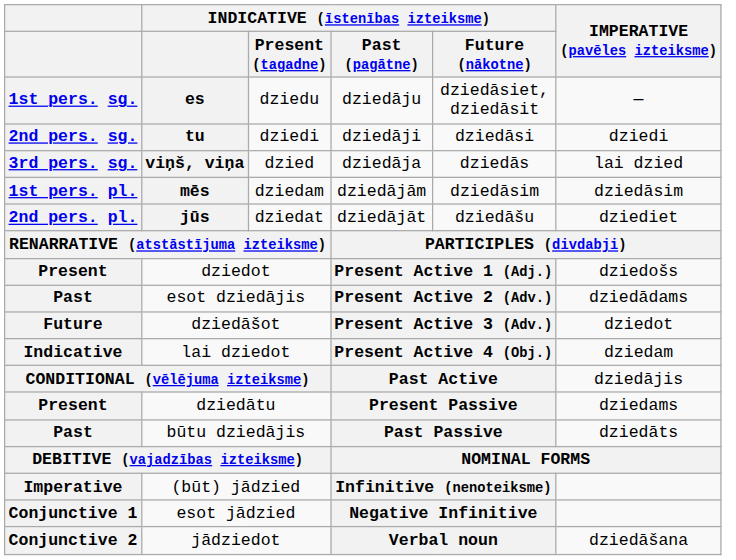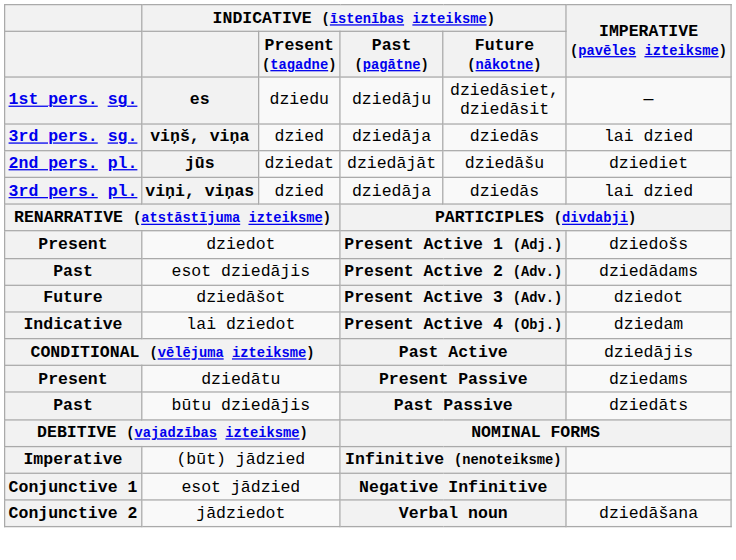- row: (195, 137)
- row: (195, 191)
+ row: (200, 191)
